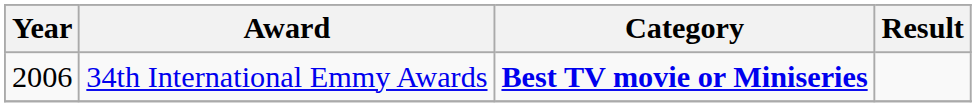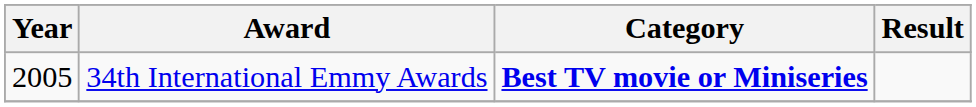(42, 76) 2006 -> (42, 76) 2005
